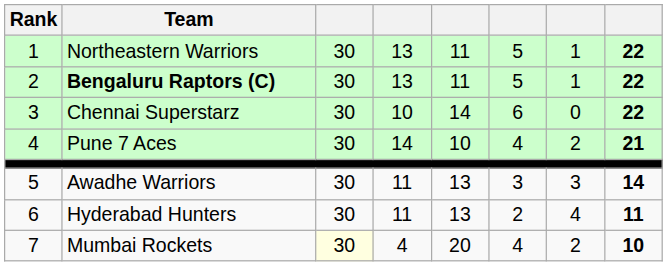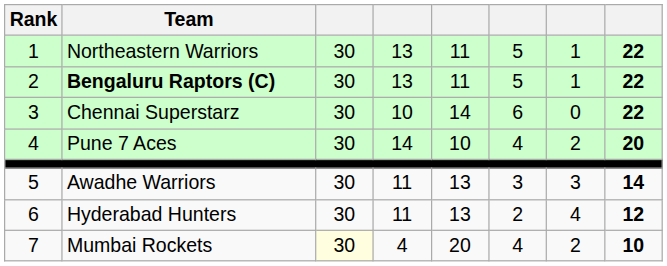(633, 143) 21 -> (633, 143) 20
(633, 214) 11 -> (633, 214) 12
